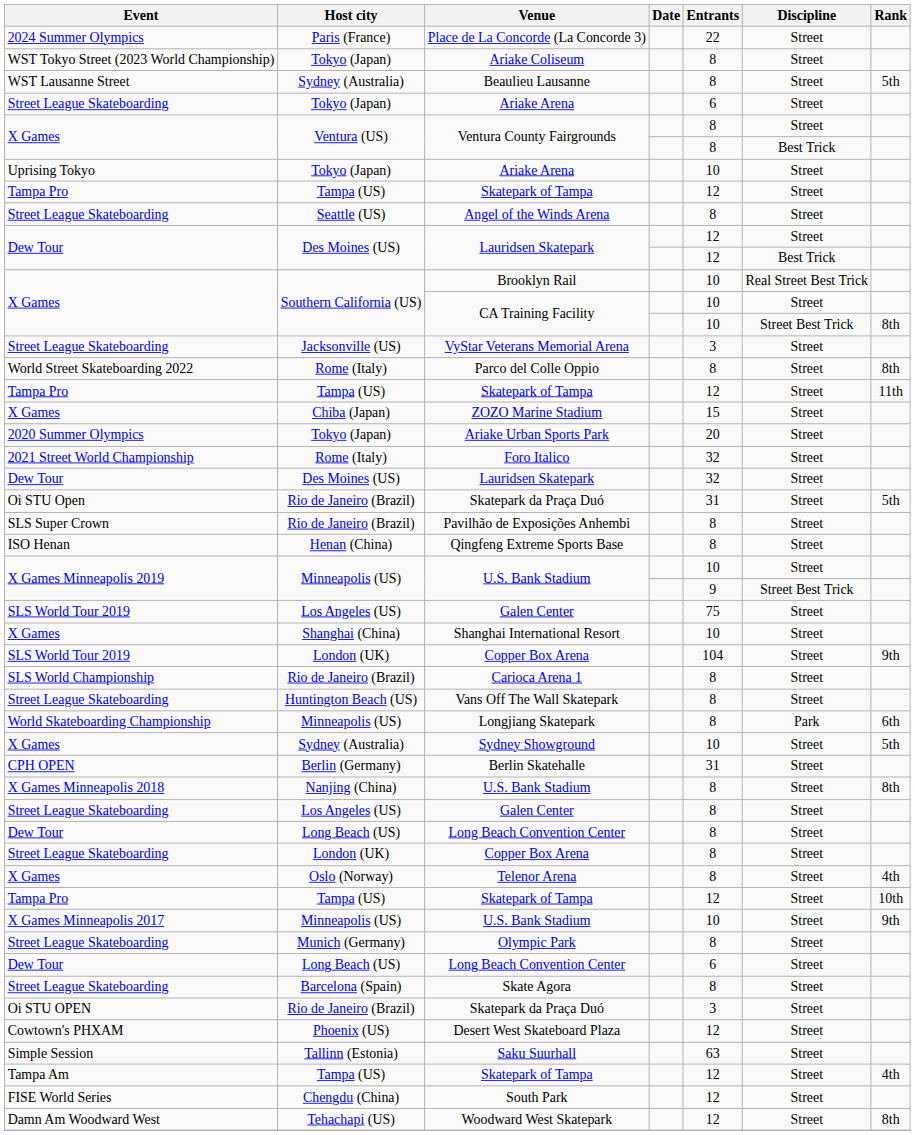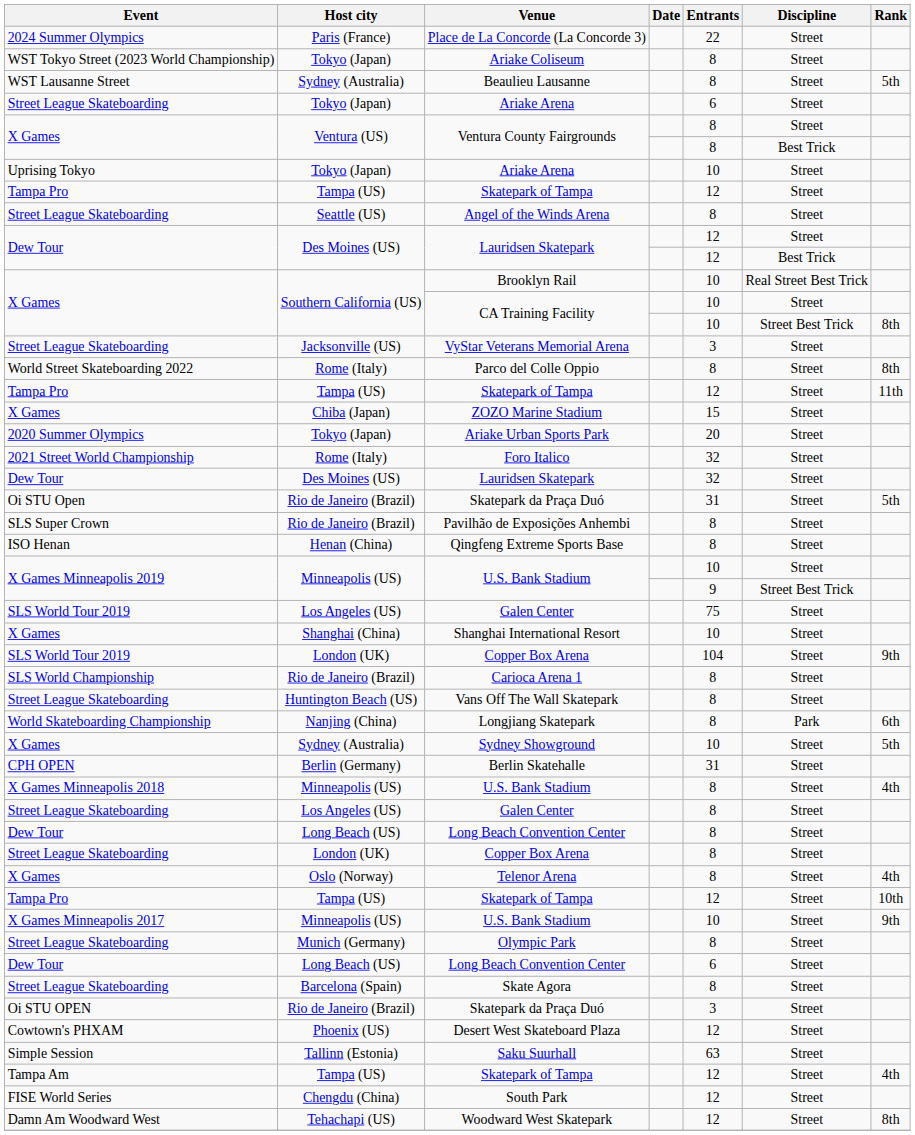(351, 721) Minneapolis (US) -> (351, 721) Nanjing (China)
(351, 788) Nanjing (China) -> (351, 788) Minneapolis (US)
(891, 788) 8th -> (891, 788) 4th
